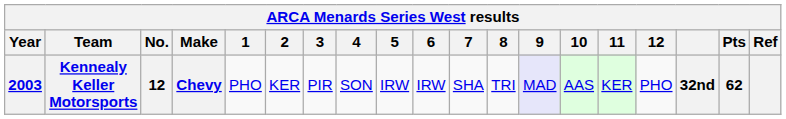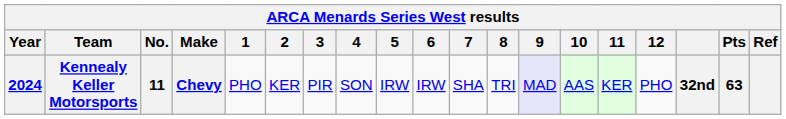(25, 85) 2003 -> (25, 85) 2024
(157, 85) 12 -> (157, 85) 11
(734, 85) 62 -> (734, 85) 63
